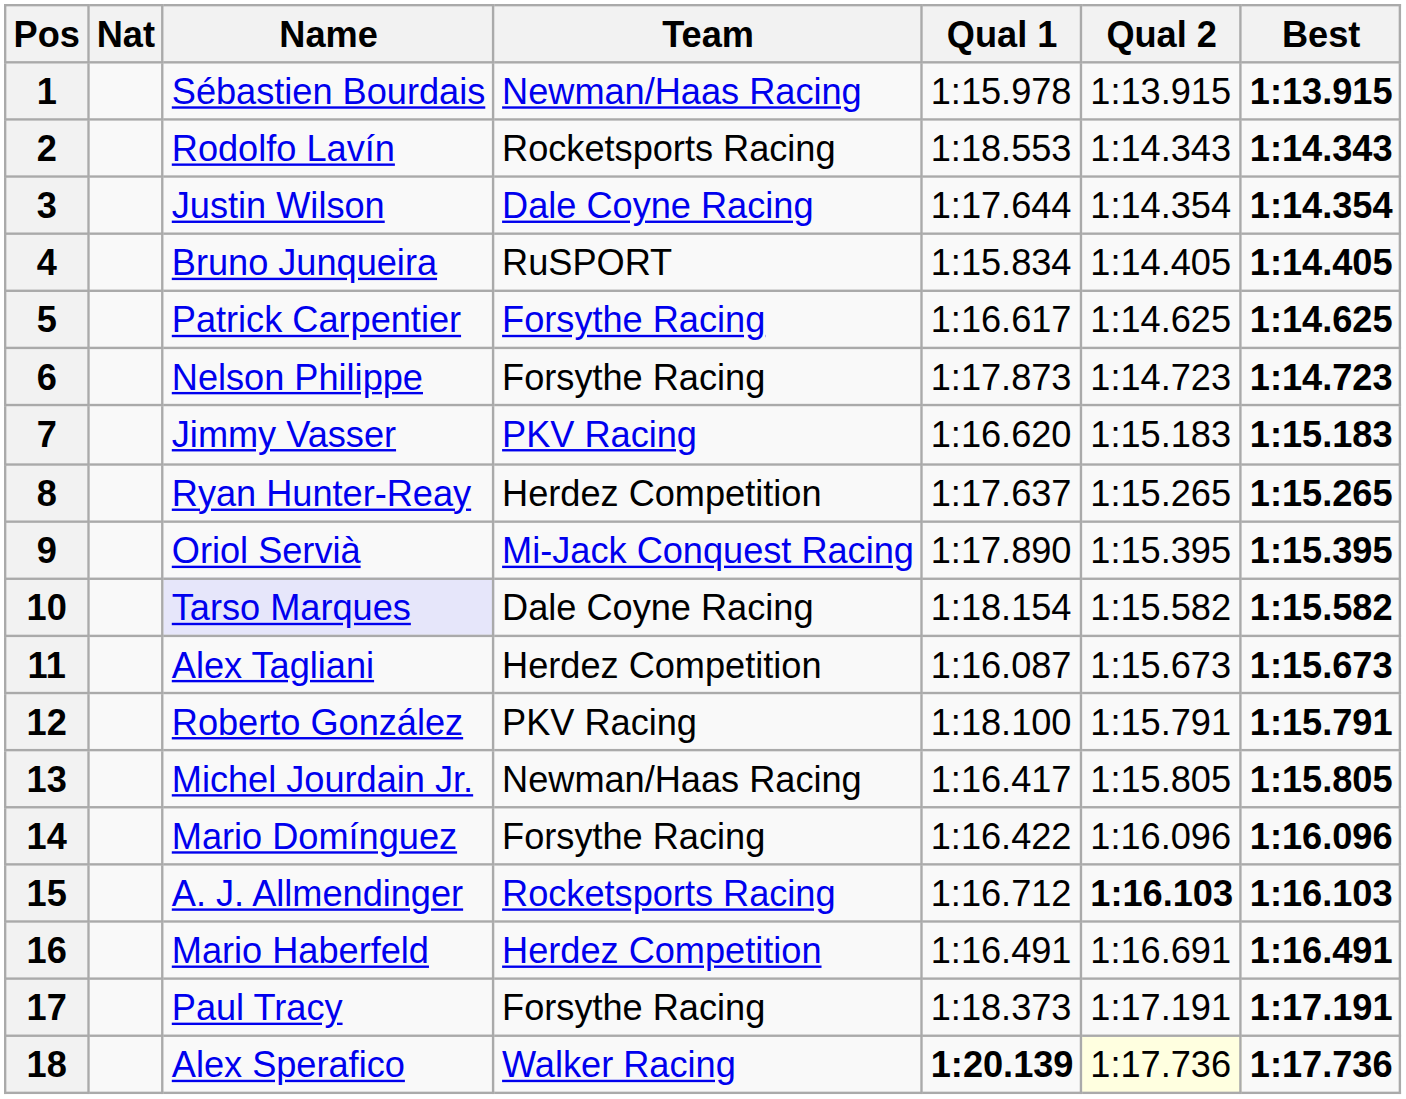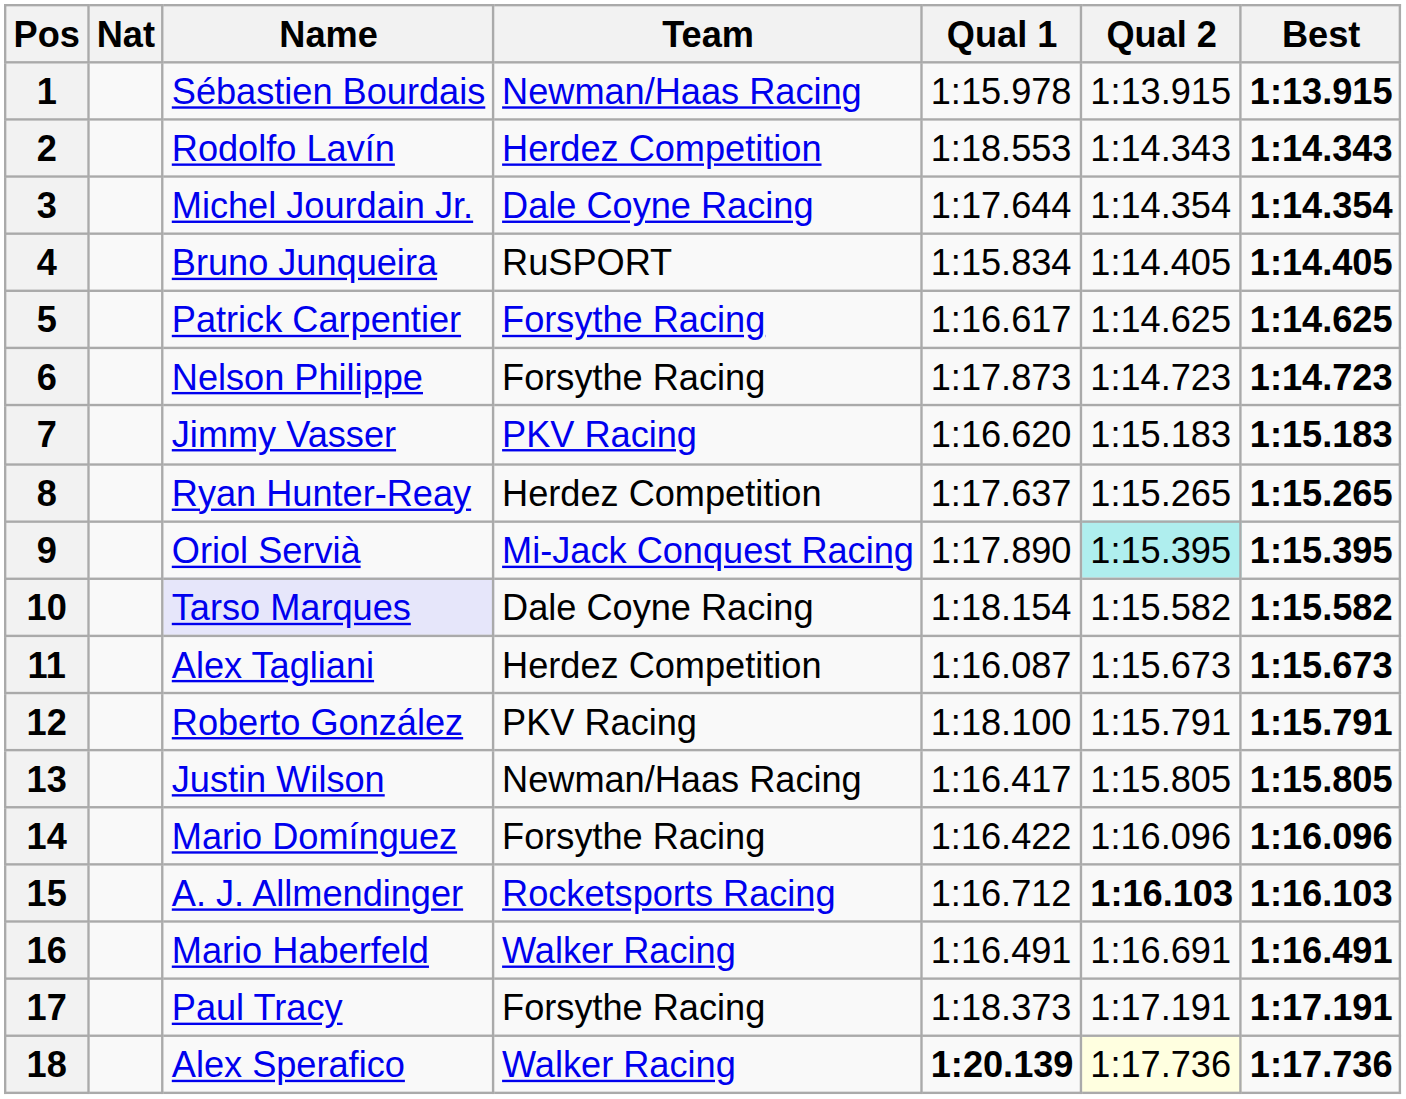(669, 149) Rocketsports Racing -> (662, 149) Herdez Competition
(278, 206) Justin Wilson -> (322, 206) Michel Jourdain Jr.
(1161, 549) no background -> (1161, 549) paleturquoise background
(322, 779) Michel Jourdain Jr. -> (278, 779) Justin Wilson
(662, 950) Herdez Competition -> (619, 950) Walker Racing
